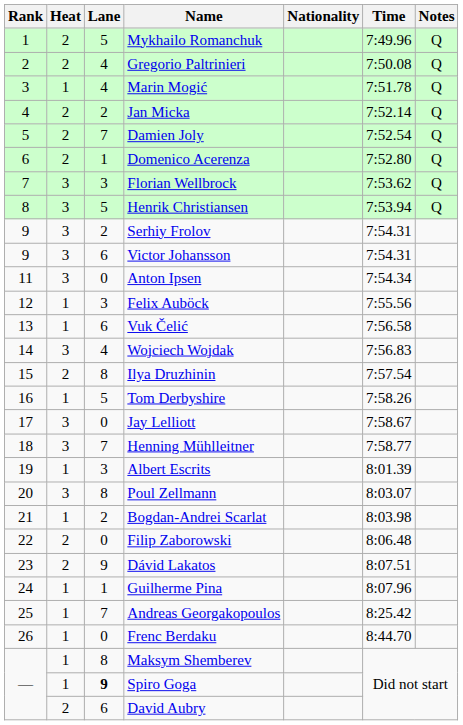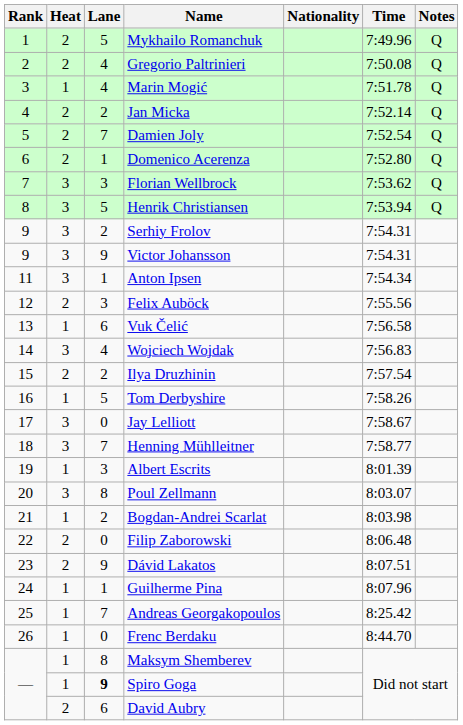(104, 254) 6 -> (104, 254) 9
(104, 278) 0 -> (104, 278) 1
(65, 302) 1 -> (65, 302) 2
(104, 374) 8 -> (104, 374) 2
